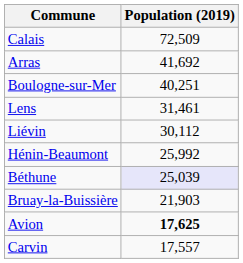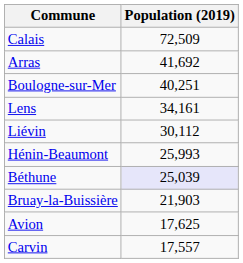(180, 108) 31,461 -> (180, 108) 34,161
(180, 154) 25,992 -> (180, 154) 25,993
(180, 223) bold -> (180, 223) normal
